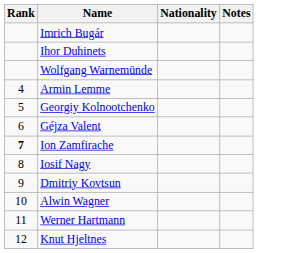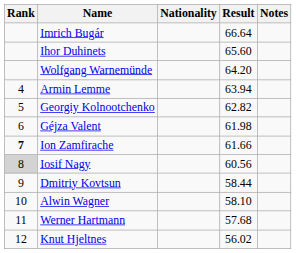+ column: (238, 13)
(21, 164) no background -> (21, 164) lightgrey background
